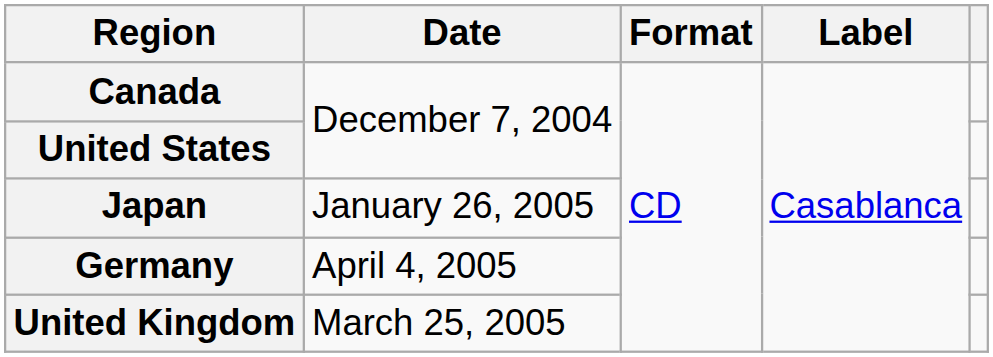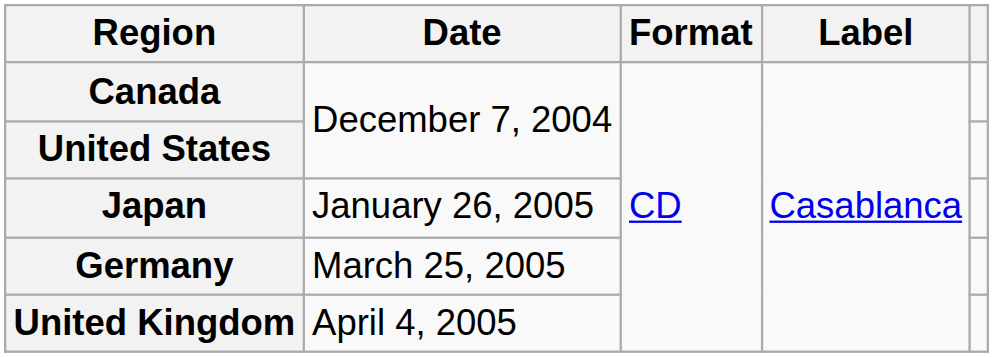(414, 264) April 4, 2005 -> (439, 264) March 25, 2005
(439, 322) March 25, 2005 -> (414, 322) April 4, 2005
